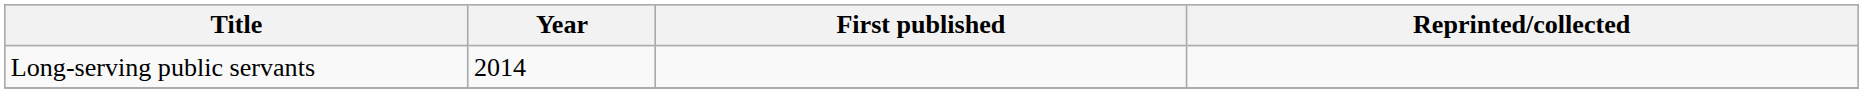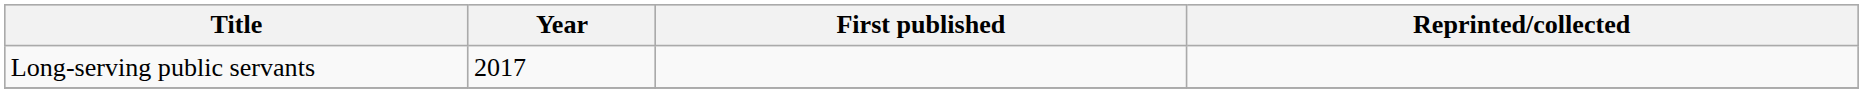(500, 66) 2014 -> (500, 66) 2017
